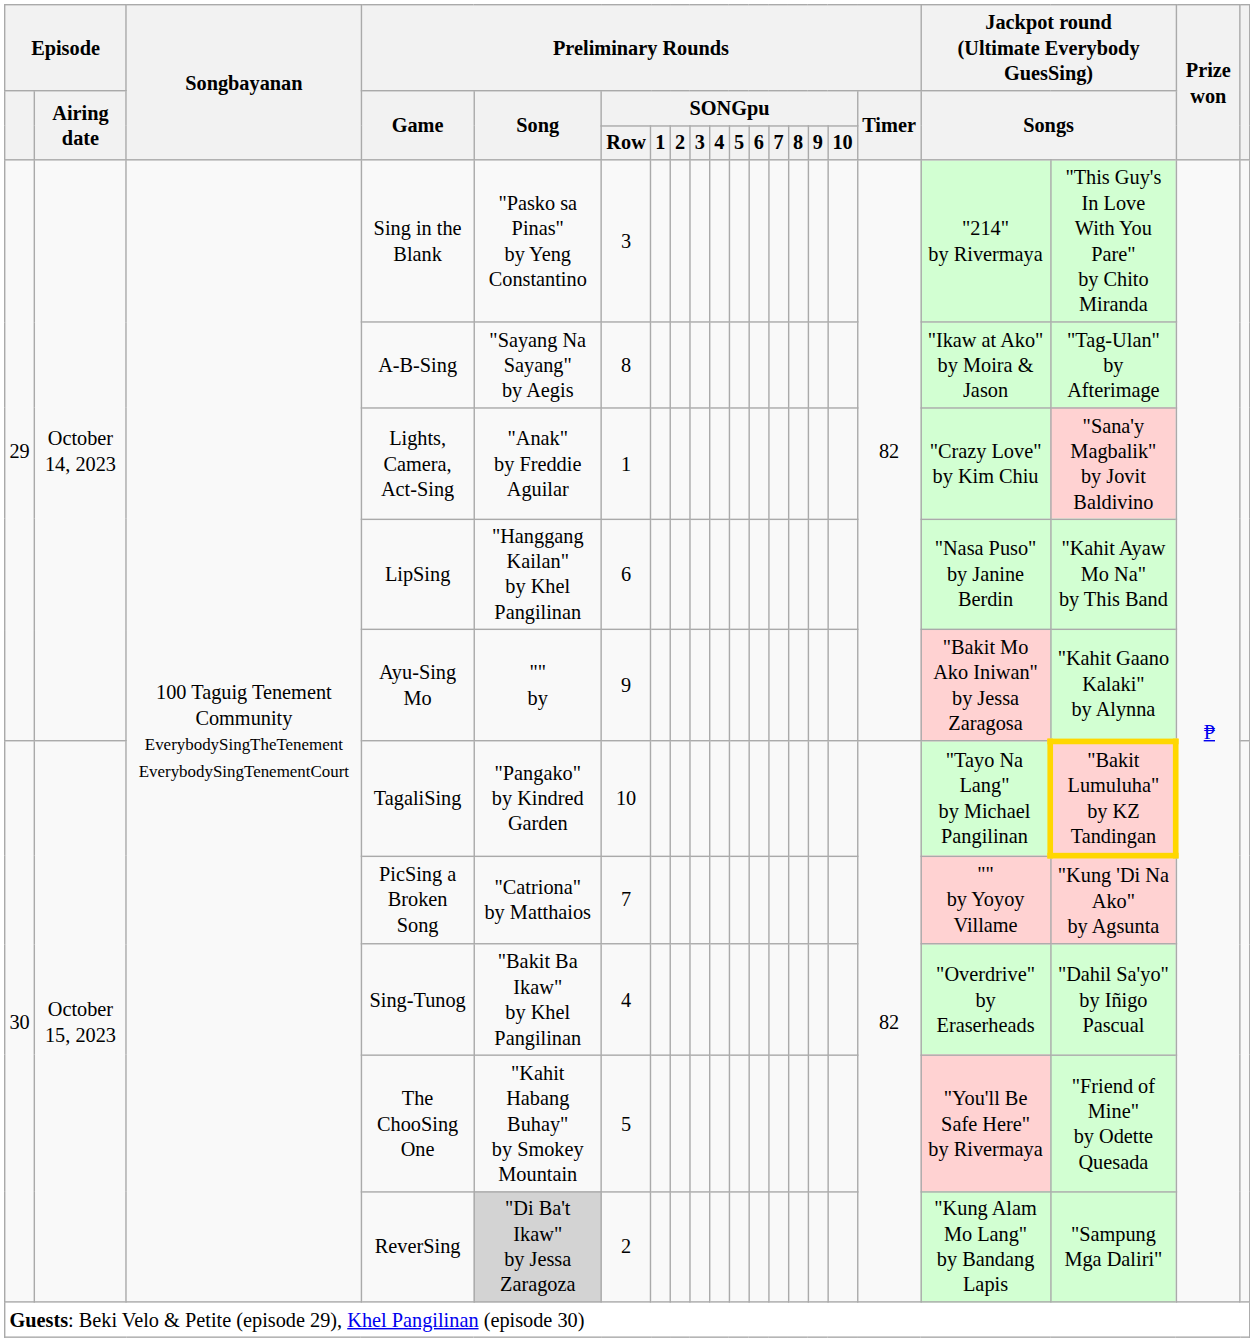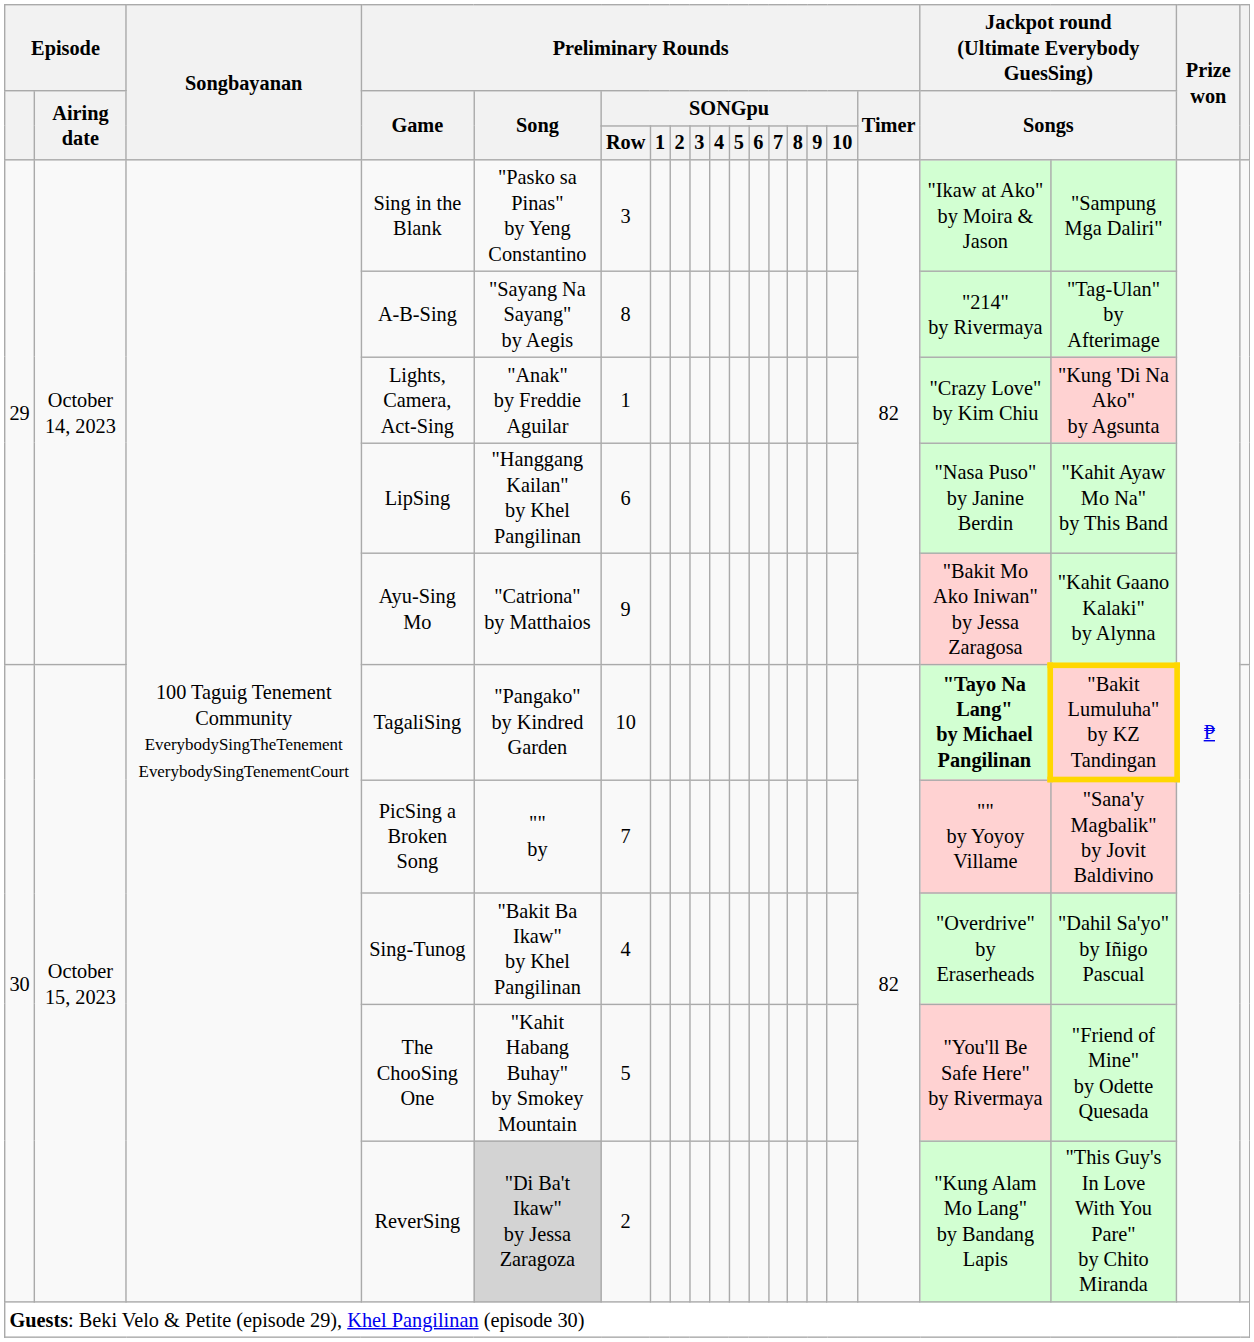(986, 241) "214" by Rivermaya -> (985, 216) "Ikaw at Ako" by Moira & Jason
(1113, 241) "This Guy's In Love With You Pare" by Chito Miranda -> (1113, 216) "Sampung Mga Daliri"
(986, 365) "Ikaw at Ako" by Moira & Jason -> (985, 314) "214" by Rivermaya
(1113, 464) "Sana'y Magbalik" by Jovit Baldivino -> (1113, 400) "Kung 'Di Na Ako" by Agsunta
(538, 686) "" by -> (537, 609) "Catriona" by Matthaios
(984, 799) normal -> (984, 723) bold
(538, 900) "Catriona" by Matthaios -> (537, 837) "" by
(1113, 901) "Kung 'Di Na Ako" by Agsunta -> (1113, 838) "Sana'y Magbalik" by Jovit Baldivino
(1113, 1247) "Sampung Mga Daliri" -> (1113, 1222) "This Guy's In Love With You Pare" by Chito Miranda
